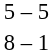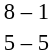rows swapped: (26, 42) <-> (26, 11)
